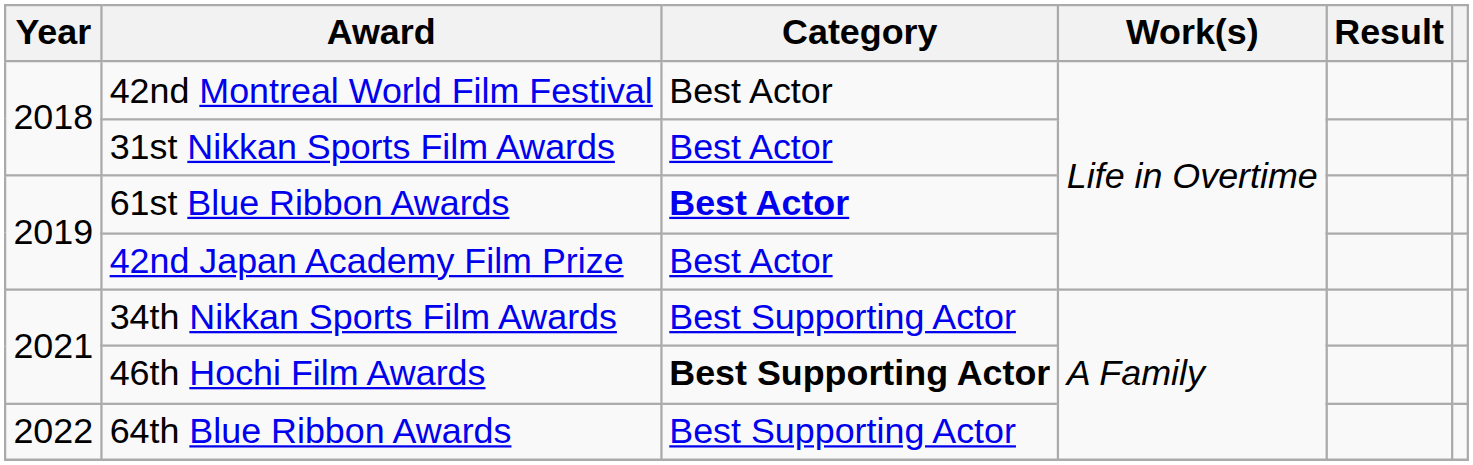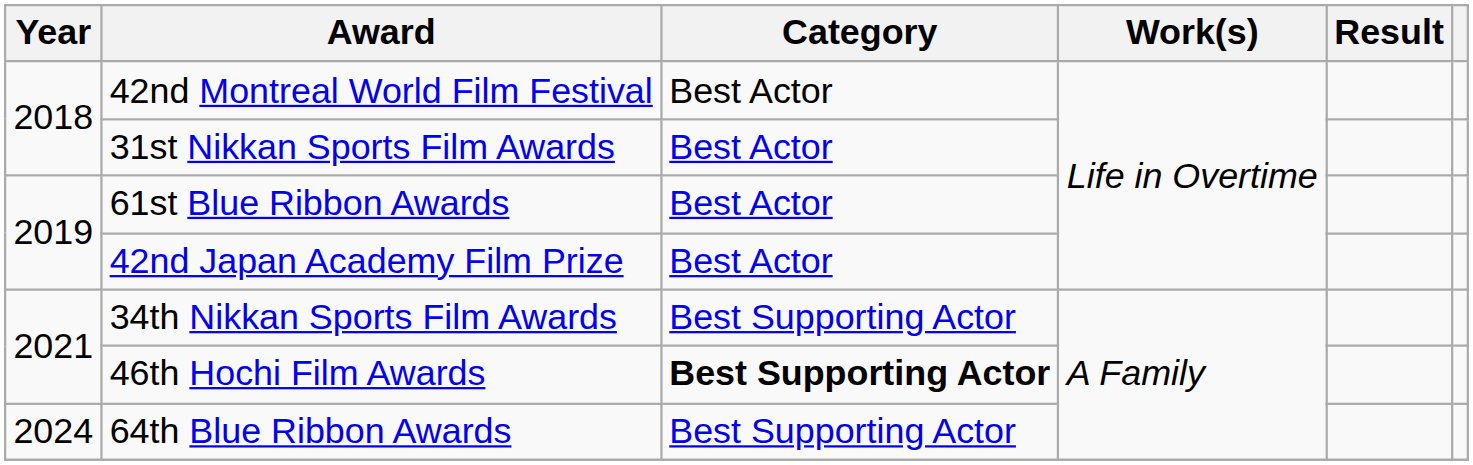(759, 203) bold -> (751, 203) normal
(53, 430) 2022 -> (53, 430) 2024
